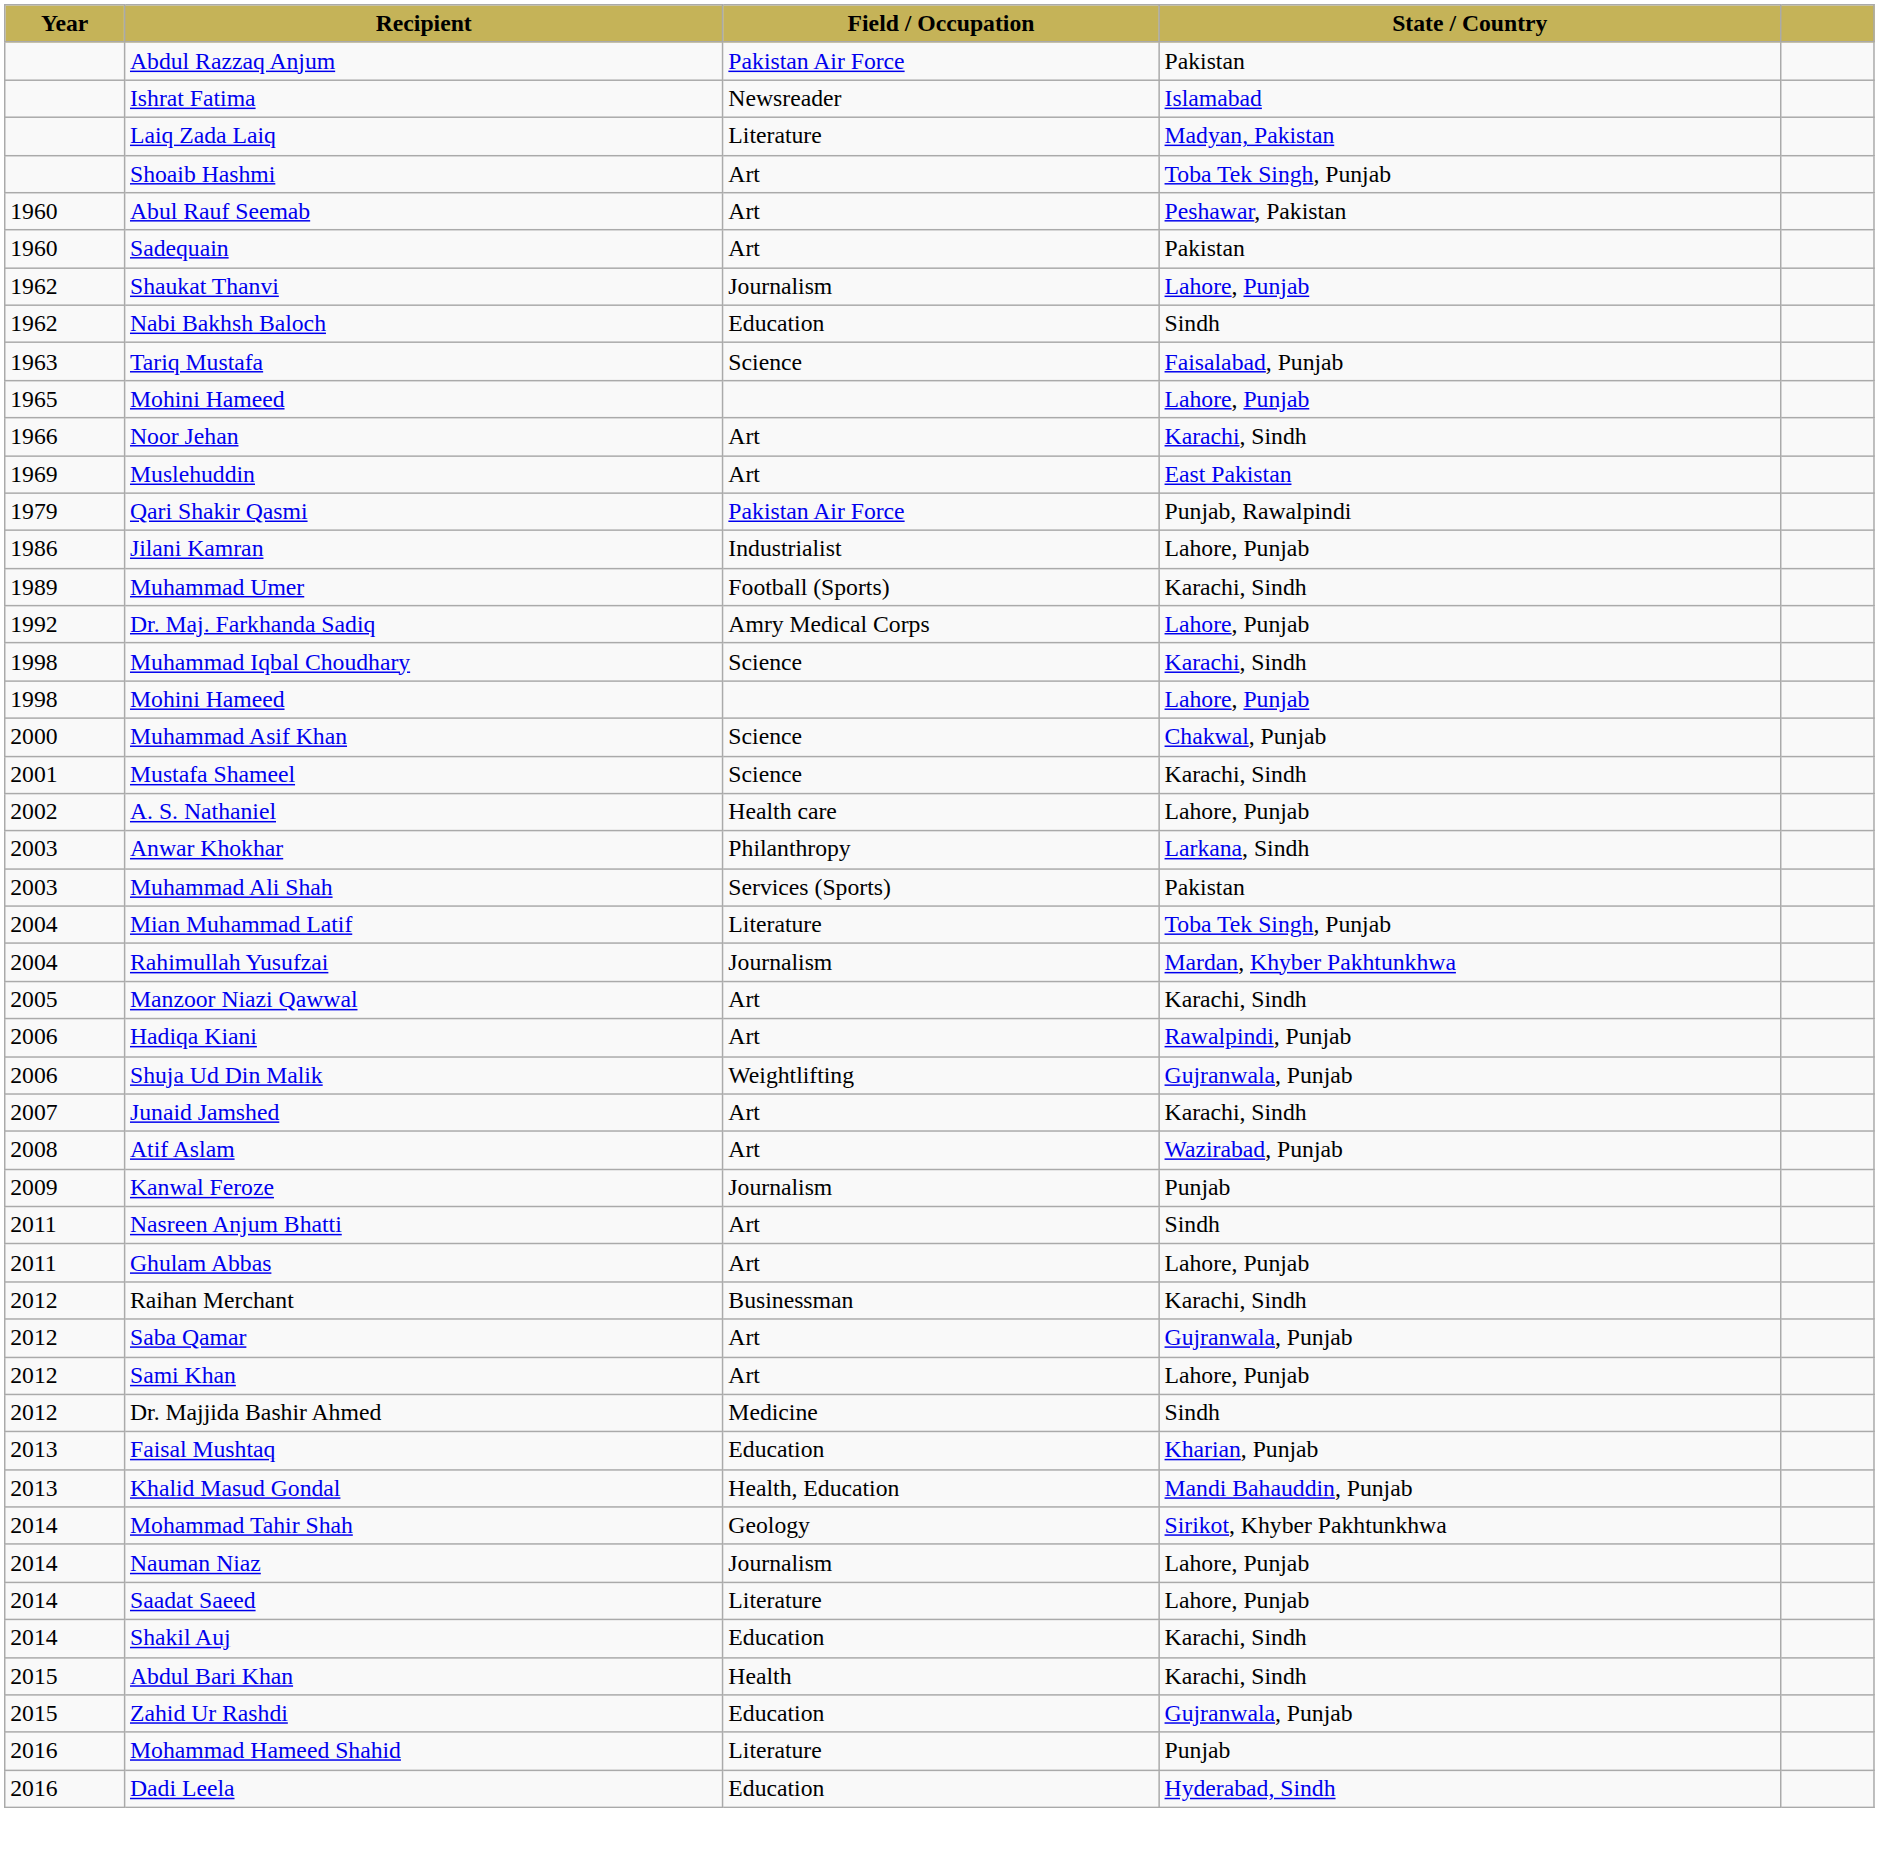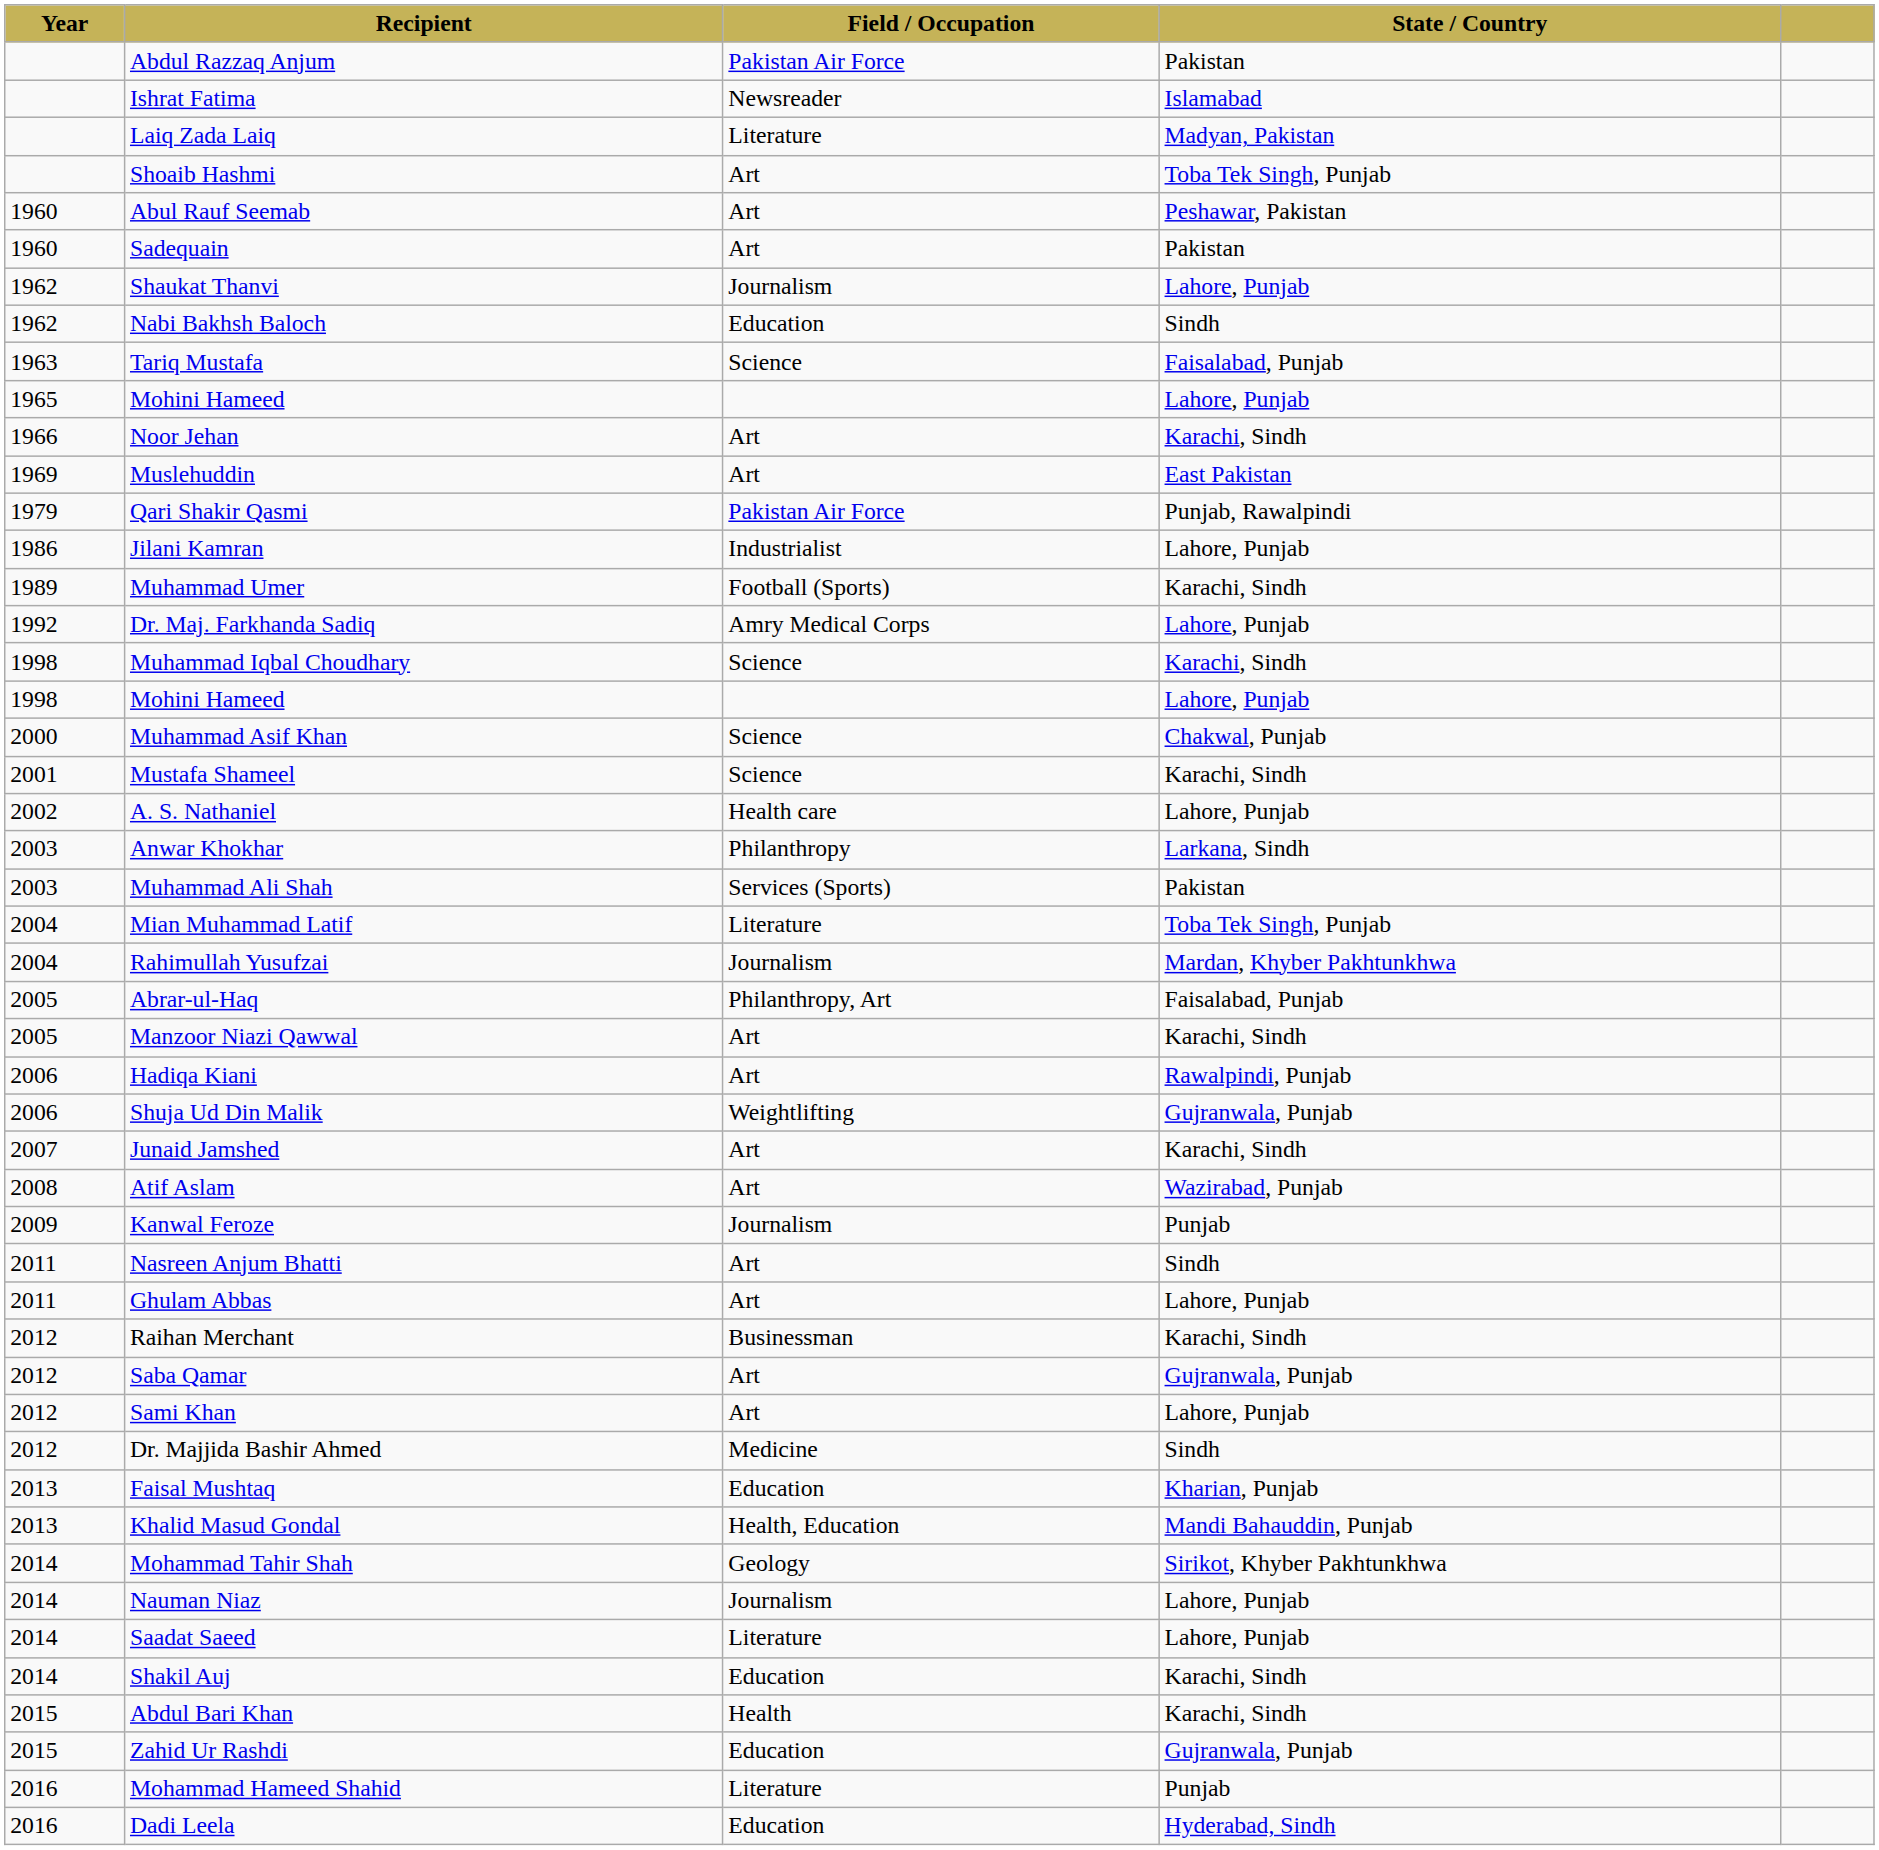+ row: (34, 999)
